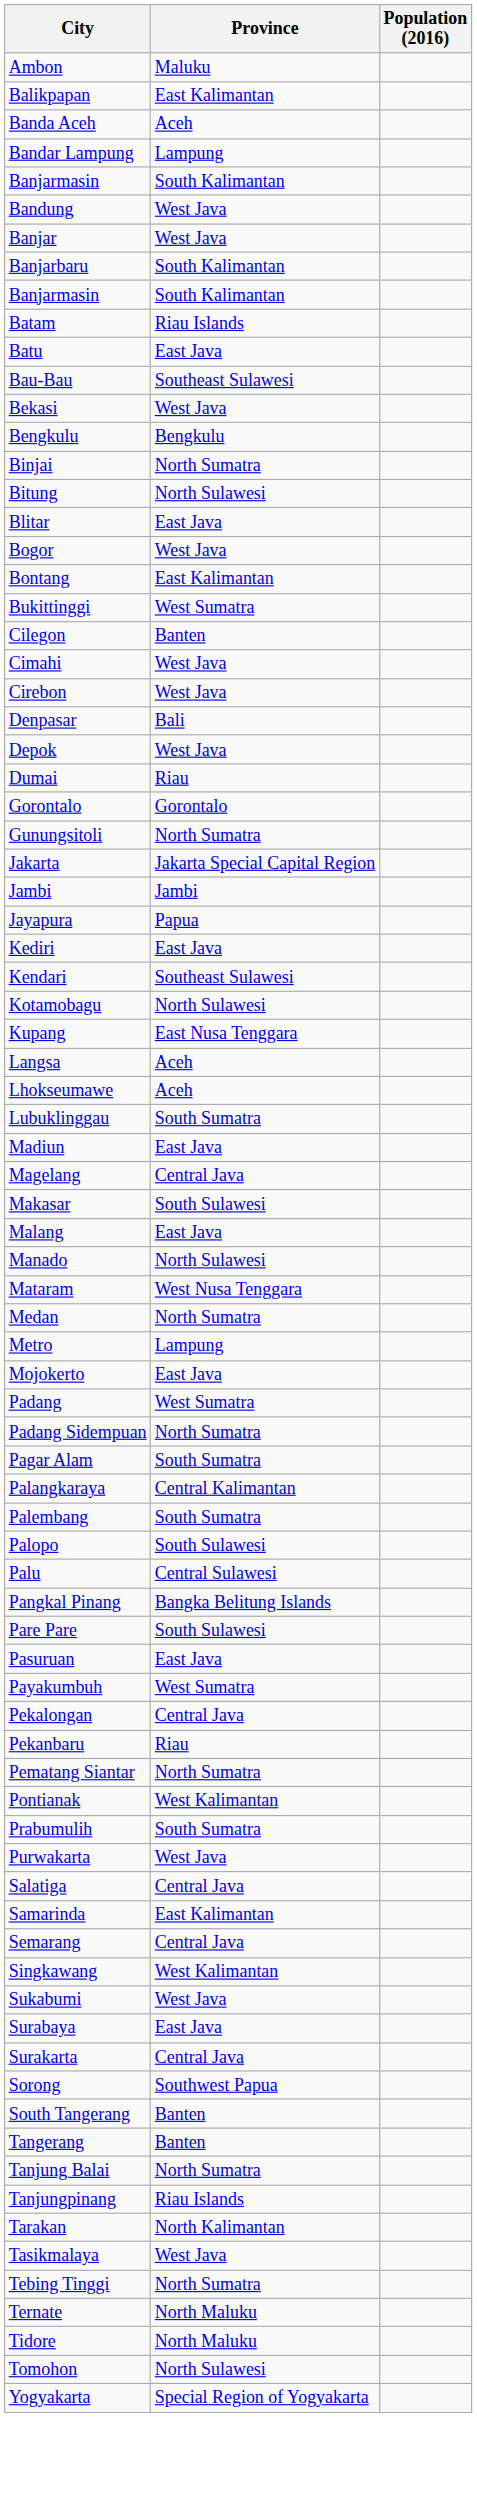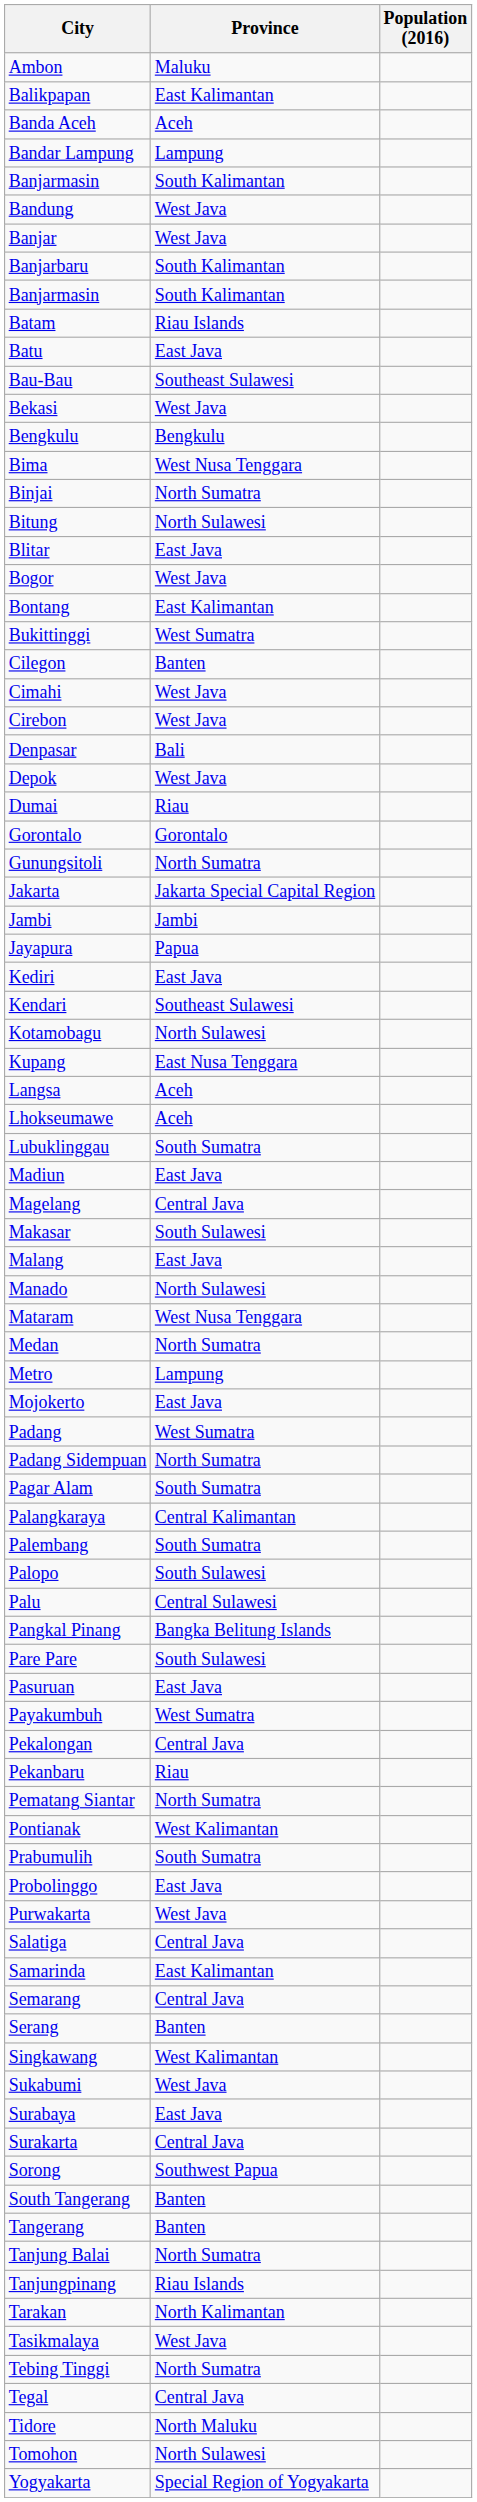+ row: (28, 465)
+ row: (53, 1886)
+ row: (34, 2028)
+ row: (28, 2397)
- row: (35, 2312)
